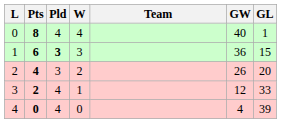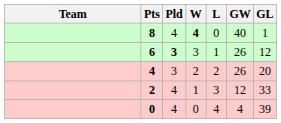columns swapped: (158, 14) <-> (15, 14)
(80, 33) normal -> (196, 33) bold
(240, 52) 36 -> (240, 52) 26
(265, 52) 15 -> (265, 52) 12
